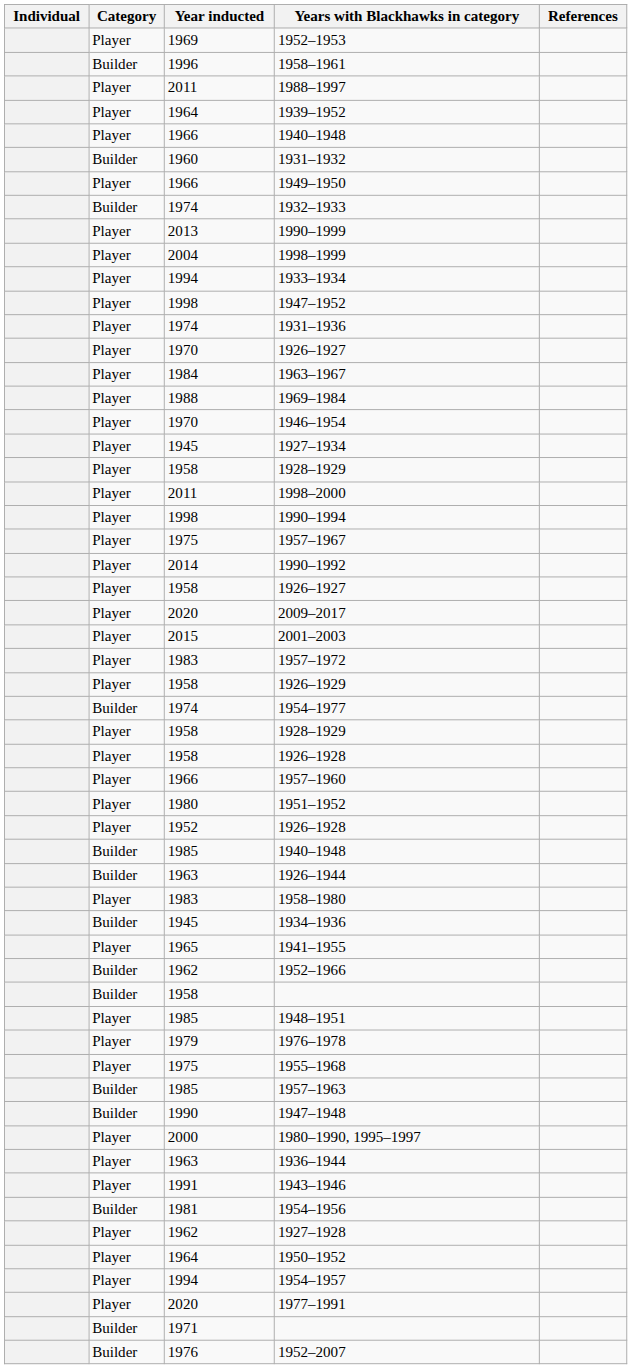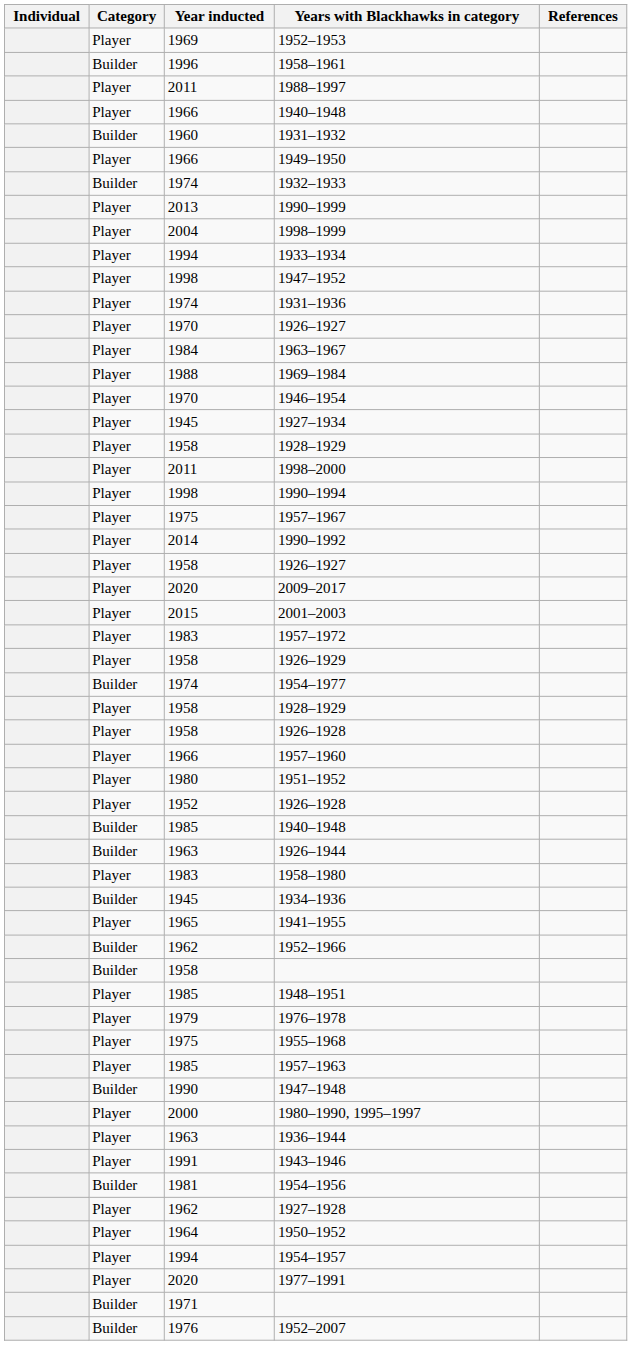- row: (183, 111)
(115, 1089) Builder -> (111, 1065) Player
